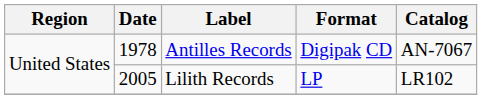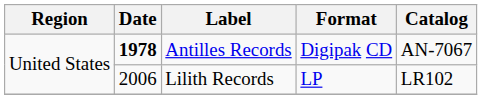(138, 49) normal -> (138, 49) bold
(138, 79) 2005 -> (138, 79) 2006
